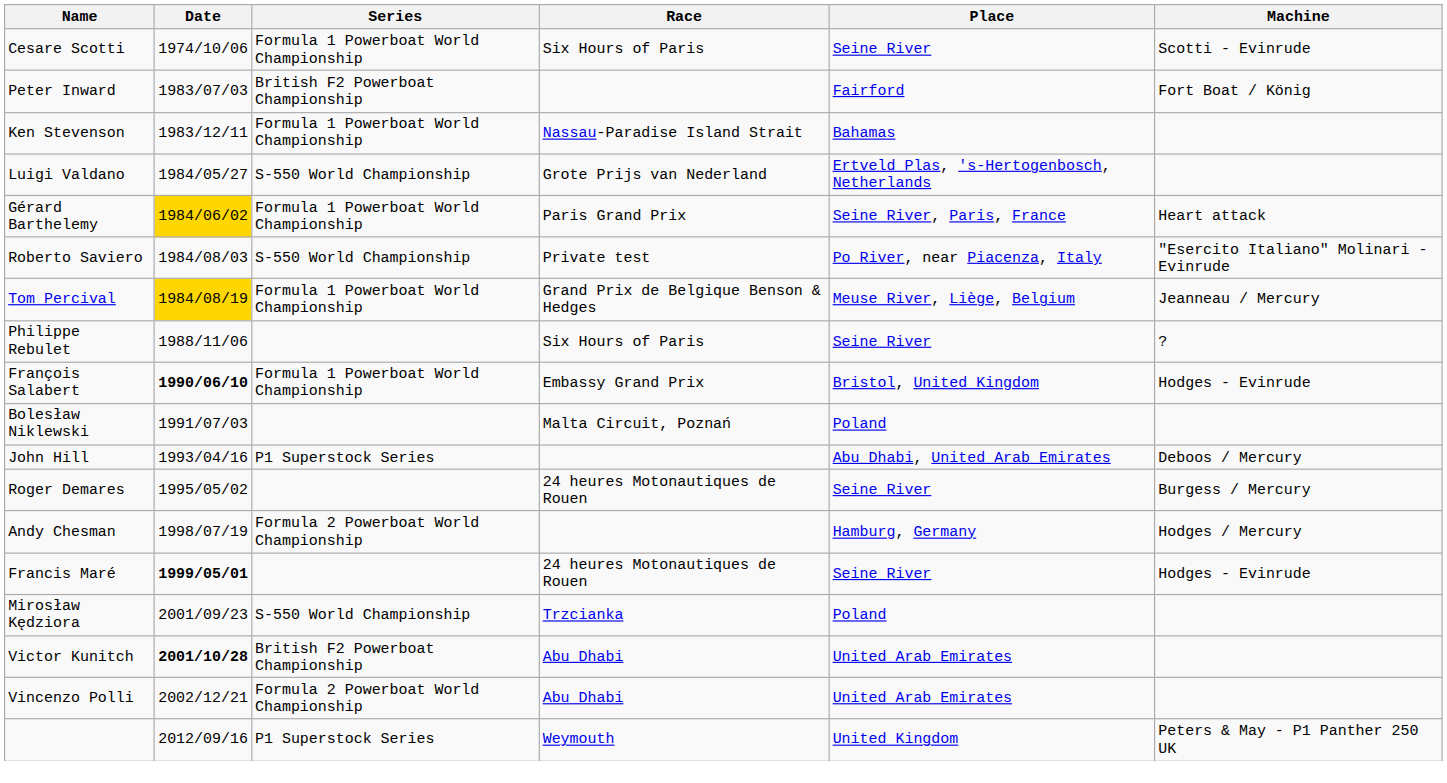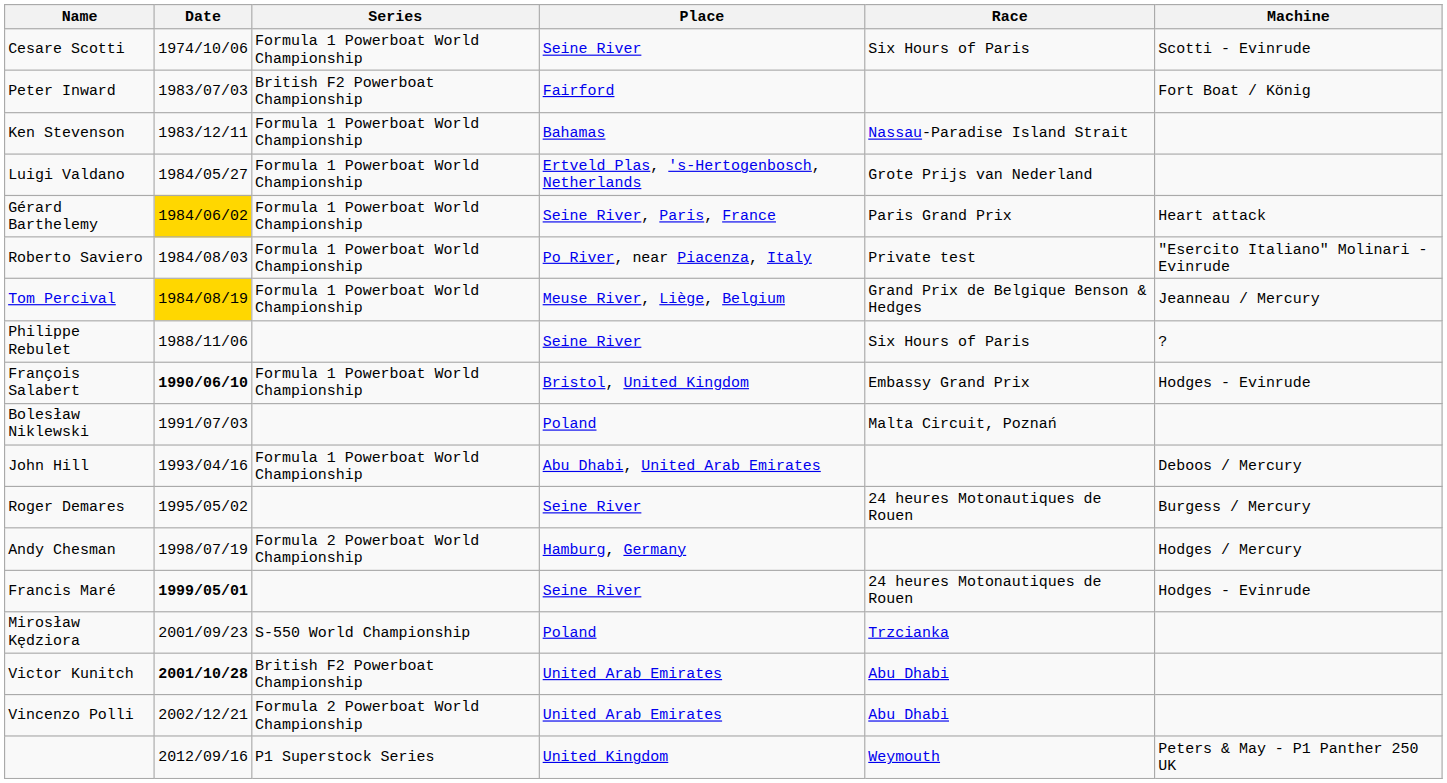columns swapped: (684, 17) <-> (992, 17)
(363, 175) S-550 World Championship -> (367, 175) Formula 1 Powerboat World Championship
(363, 258) S-550 World Championship -> (367, 258) Formula 1 Powerboat World Championship
(345, 457) P1 Superstock Series -> (367, 466) Formula 1 Powerboat World Championship
